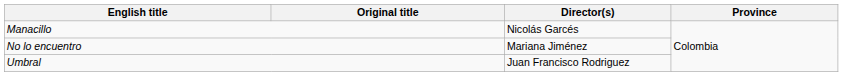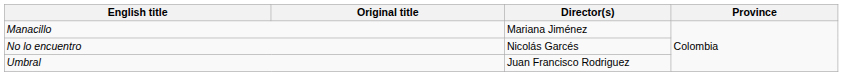(543, 29) Nicolás Garcés -> (547, 29) Mariana Jiménez
(547, 46) Mariana Jiménez -> (543, 46) Nicolás Garcés
